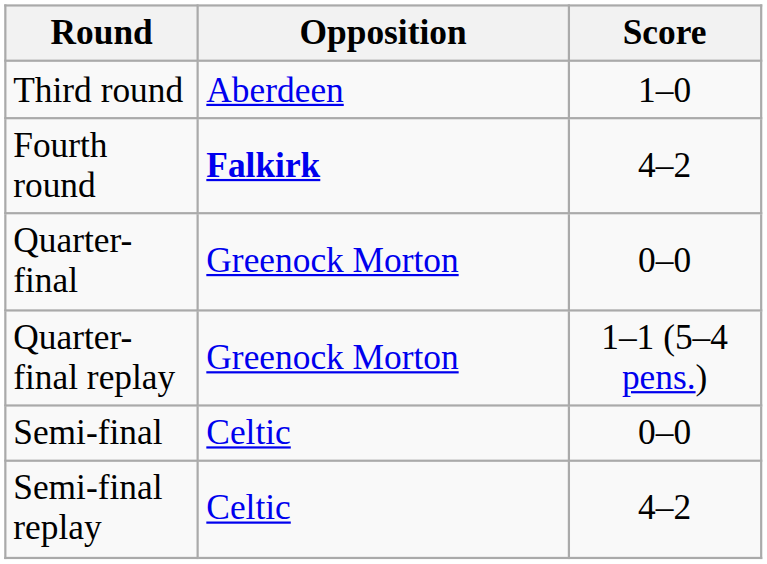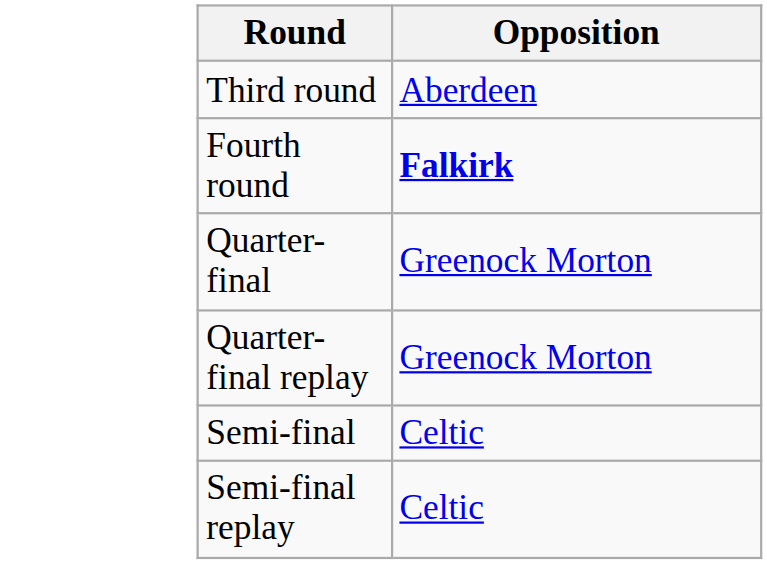- column: (665, 32)
